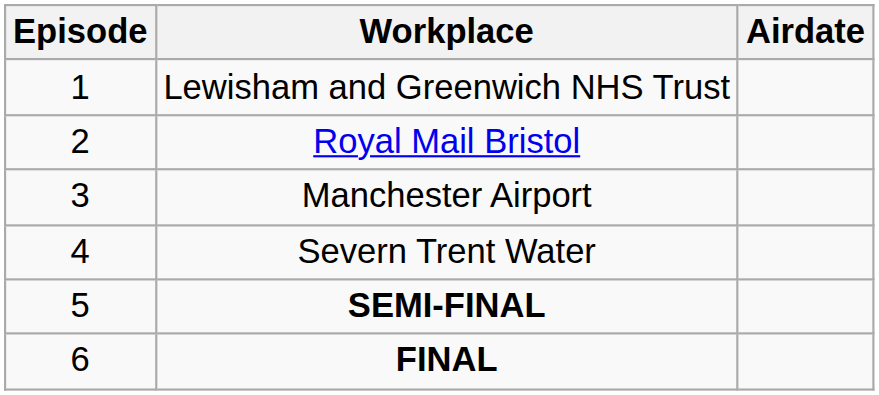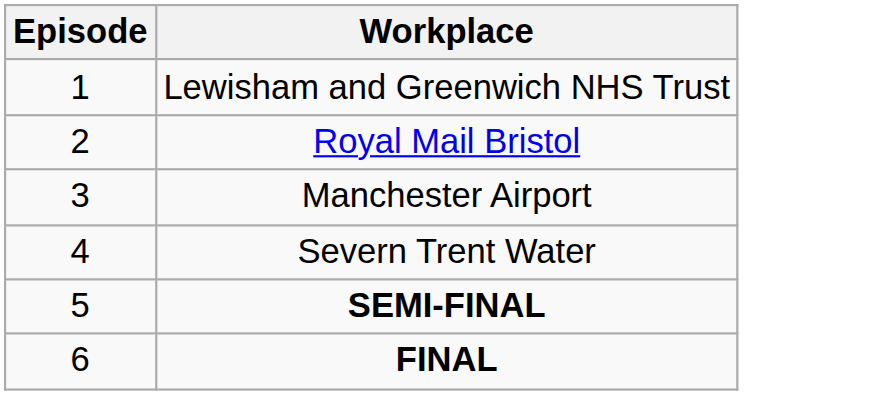- column: (805, 31)
